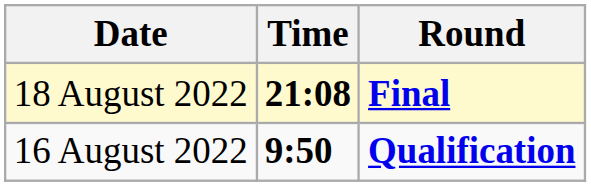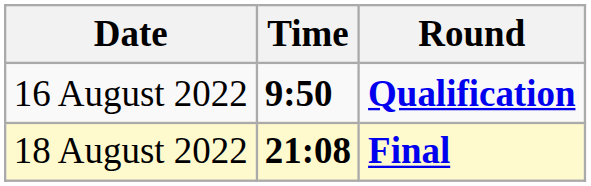rows swapped: (131, 151) <-> (131, 92)
